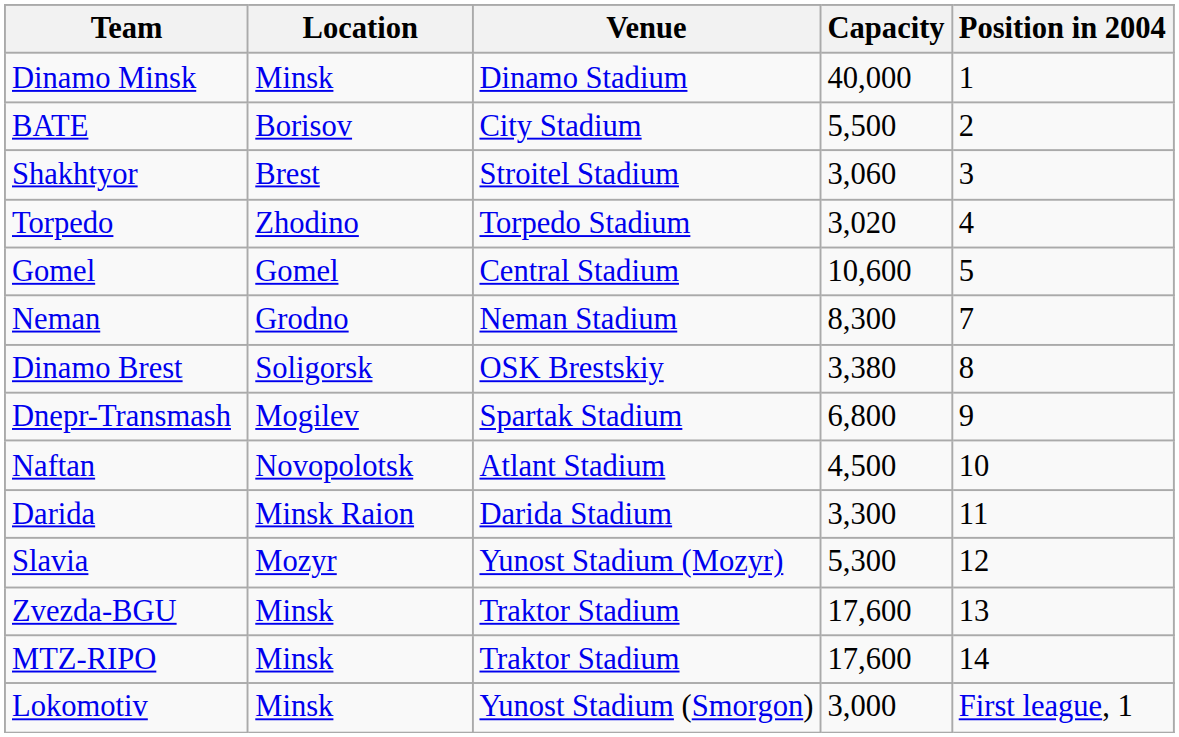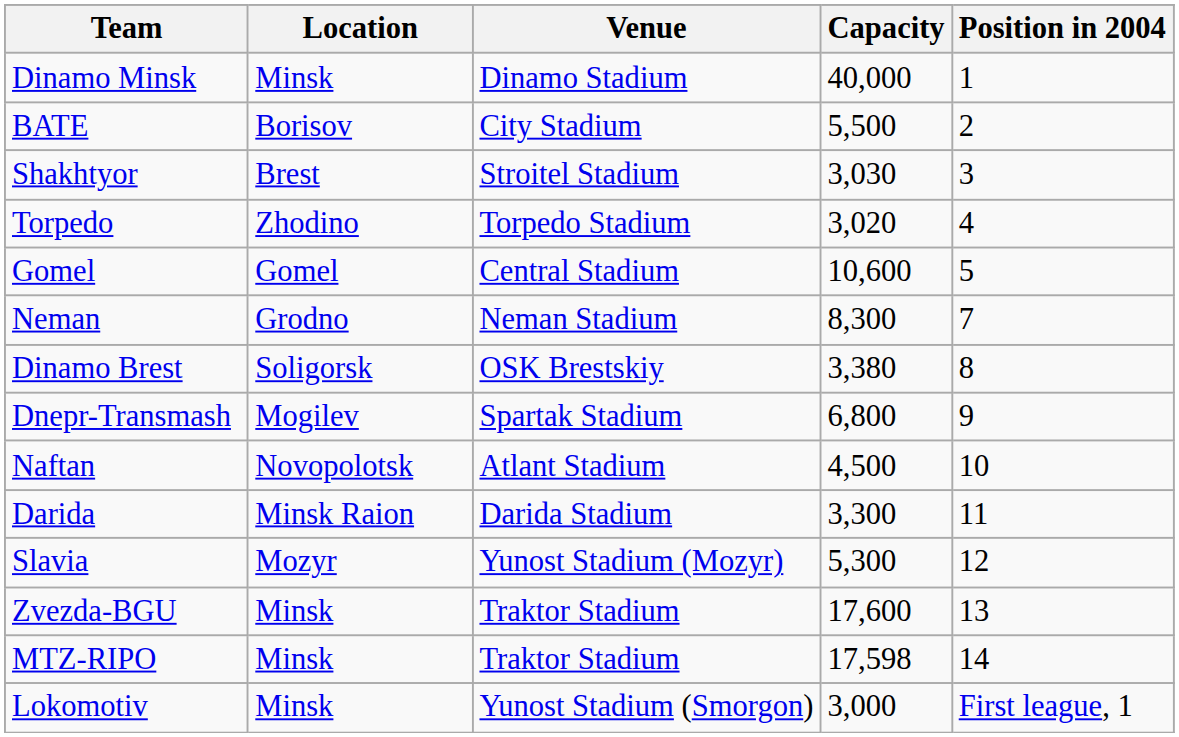(862, 174) 3,060 -> (862, 174) 3,030
(870, 658) 17,600 -> (870, 658) 17,598
